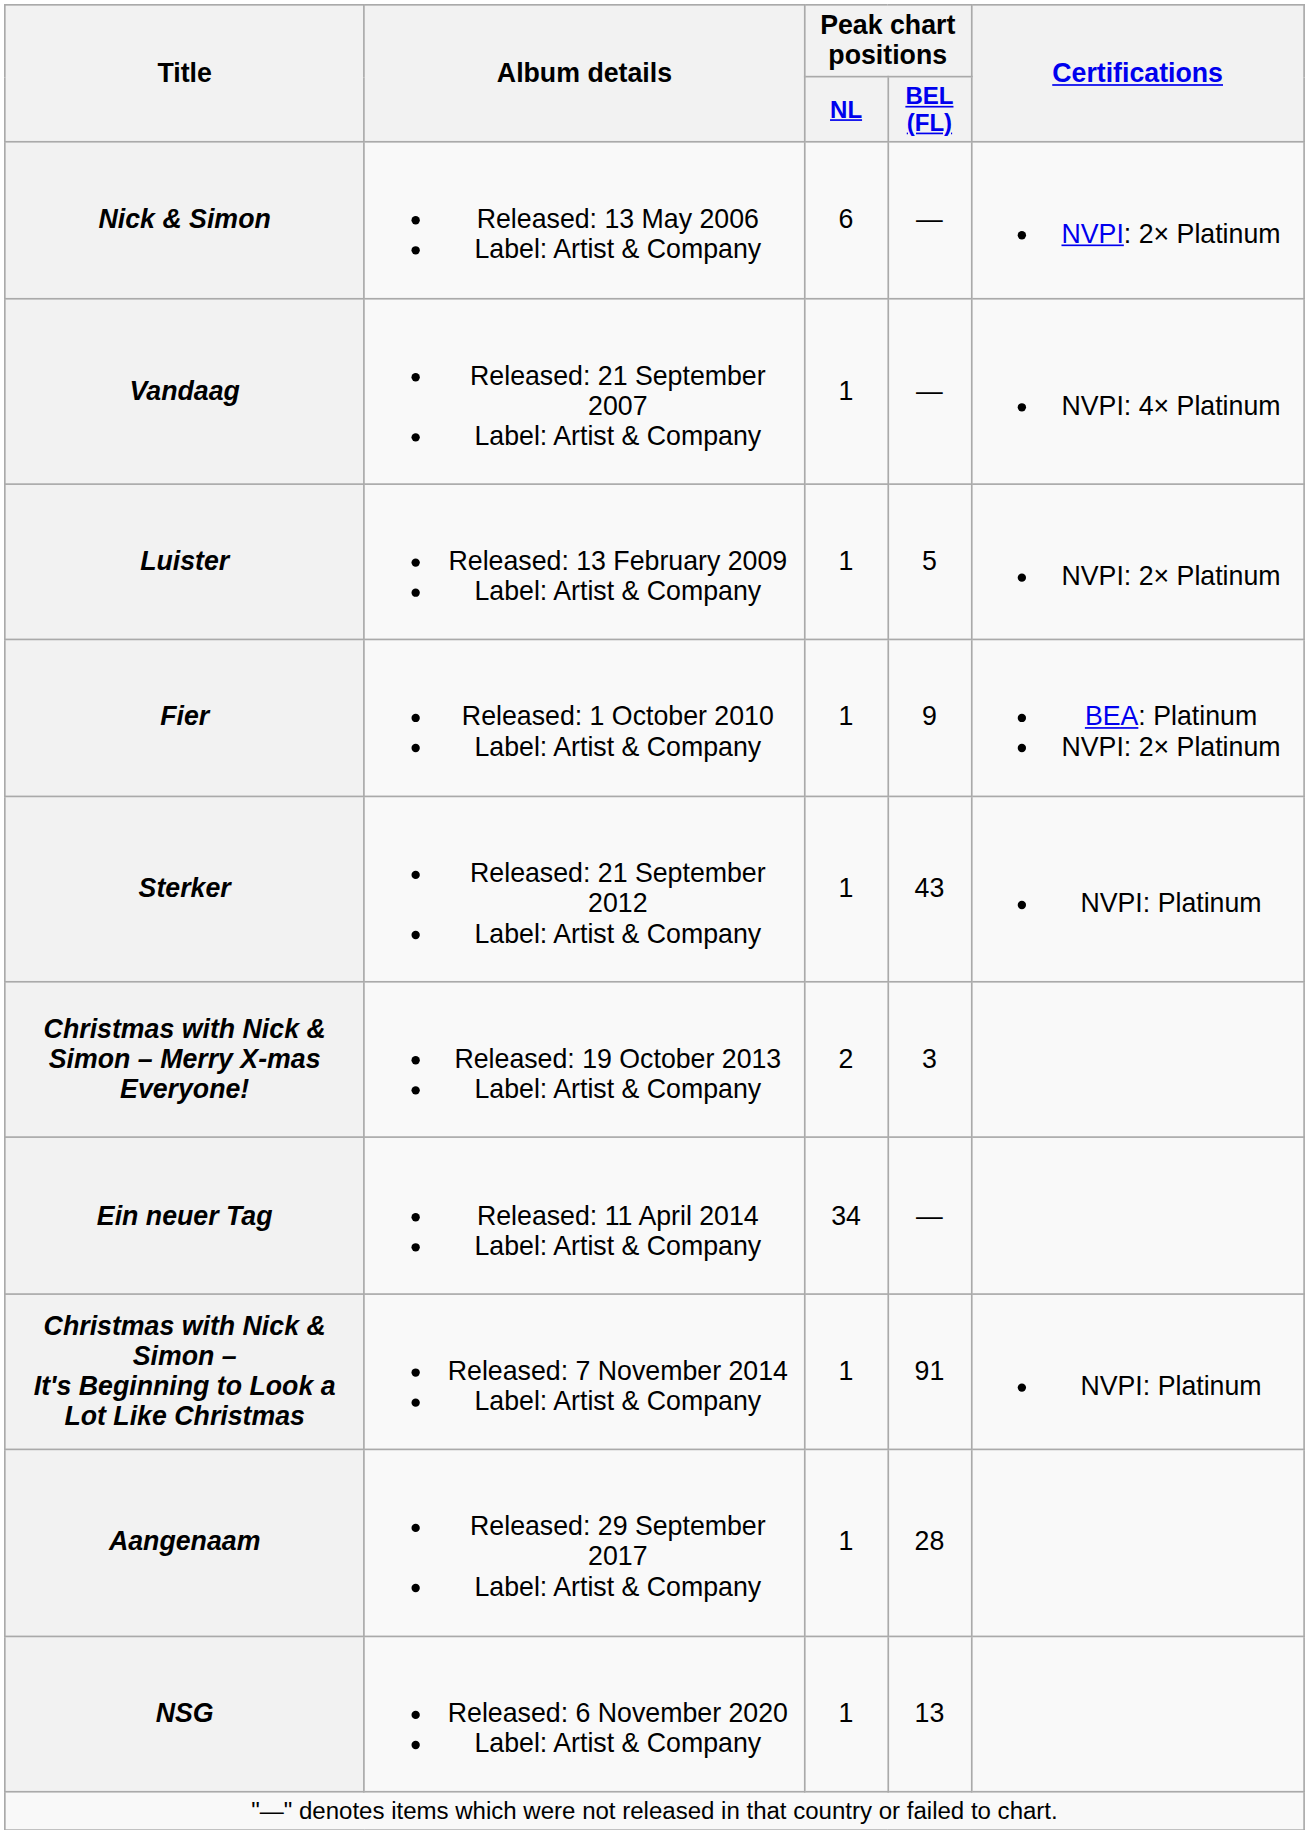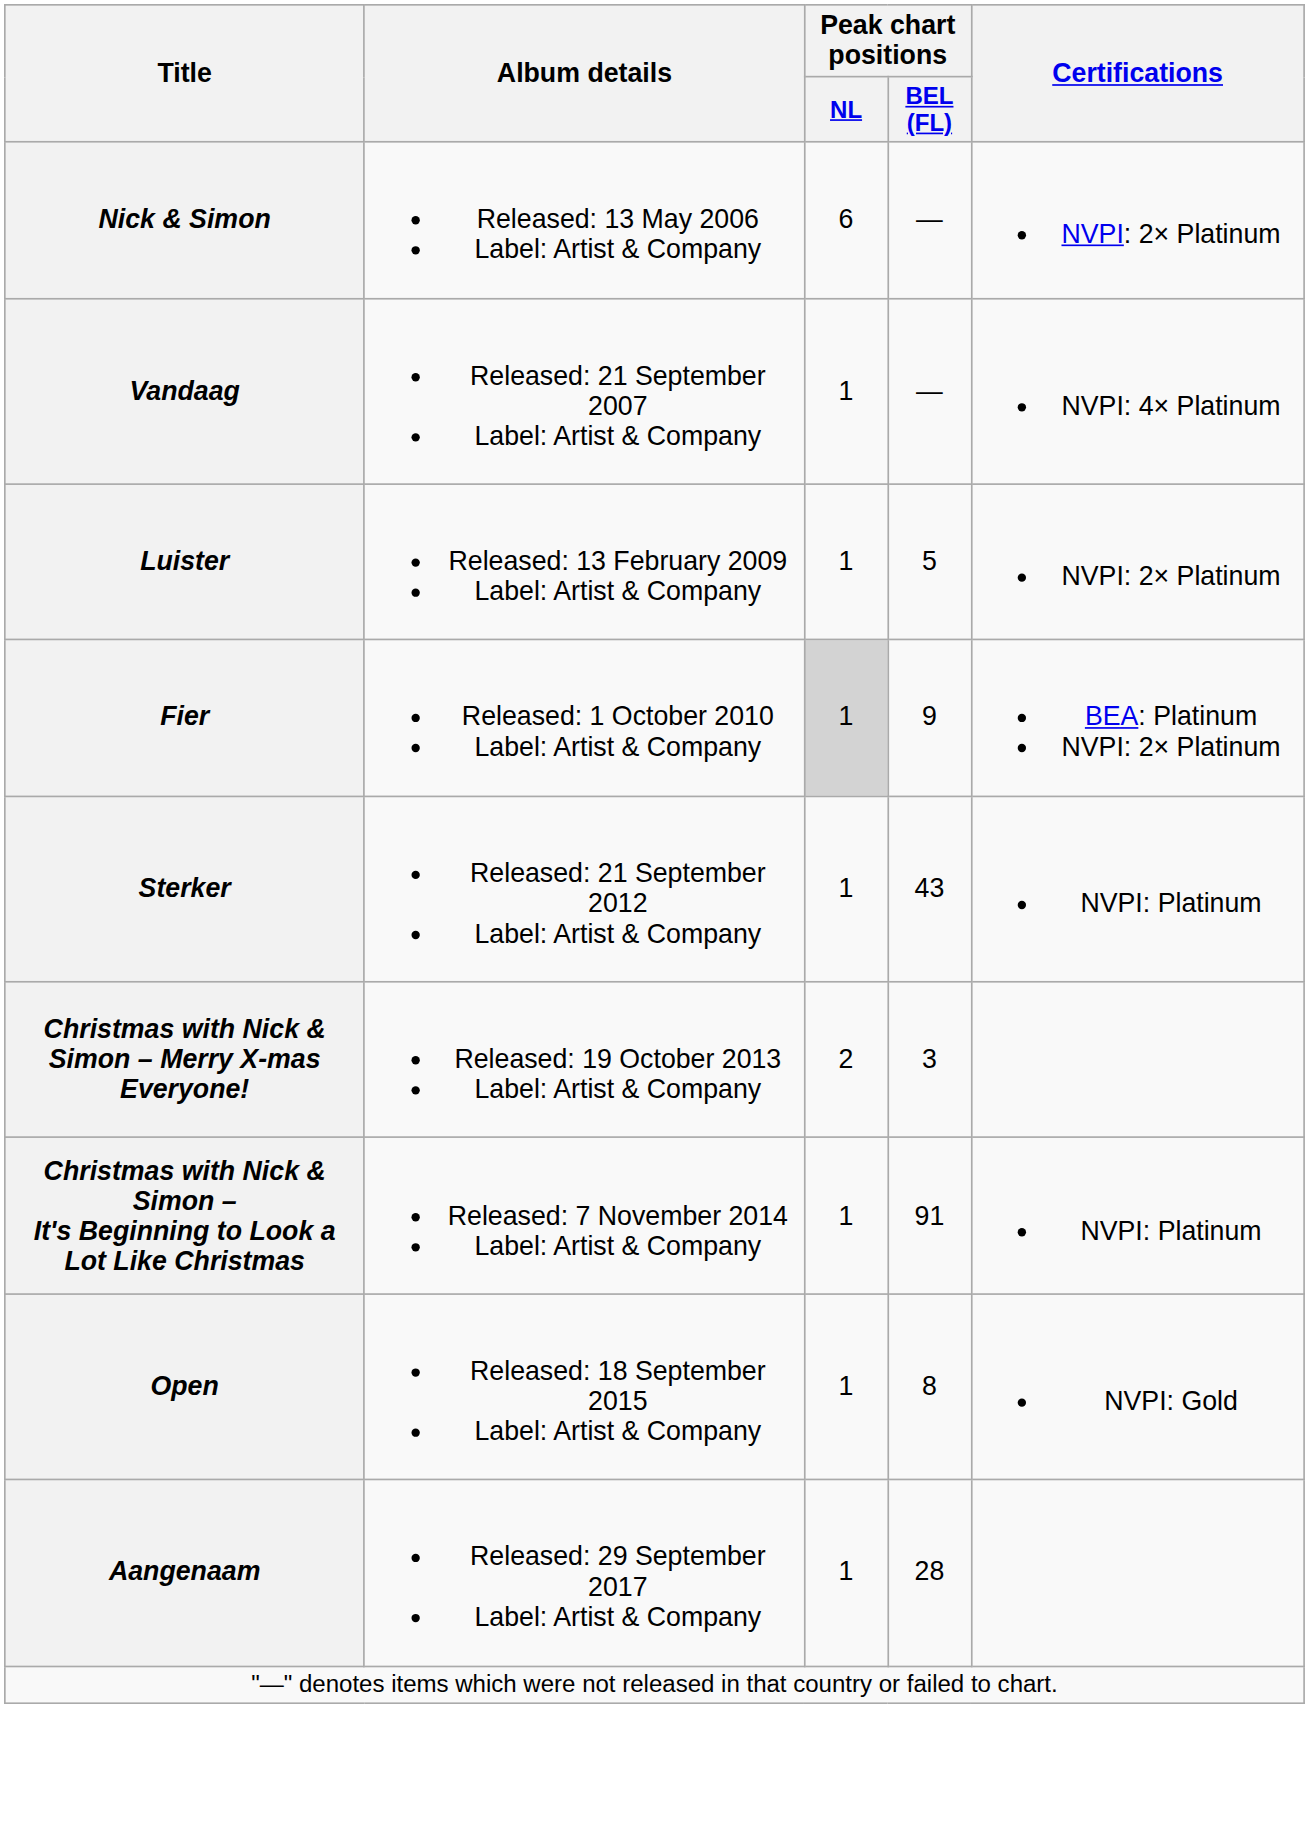(846, 717) no background -> (846, 717) lightgrey background
- row: (185, 1215)
+ row: (185, 1386)
- row: (185, 1713)
